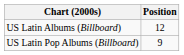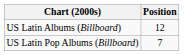(160, 43) 9 -> (160, 43) 7
